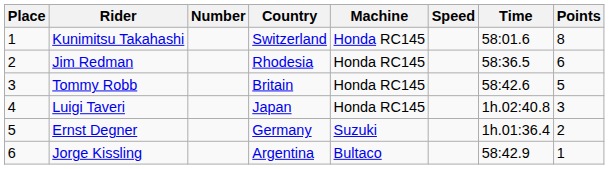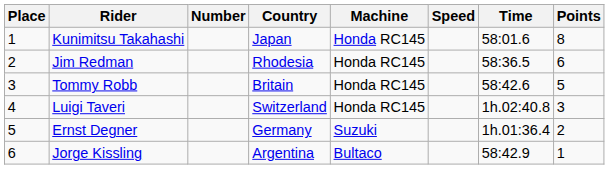(290, 39) Switzerland -> (272, 39) Japan
(272, 108) Japan -> (290, 108) Switzerland
